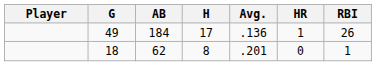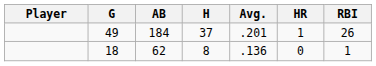(206, 32) 17 -> (206, 32) 37
(253, 32) .136 -> (253, 32) .201
(253, 51) .201 -> (253, 51) .136
